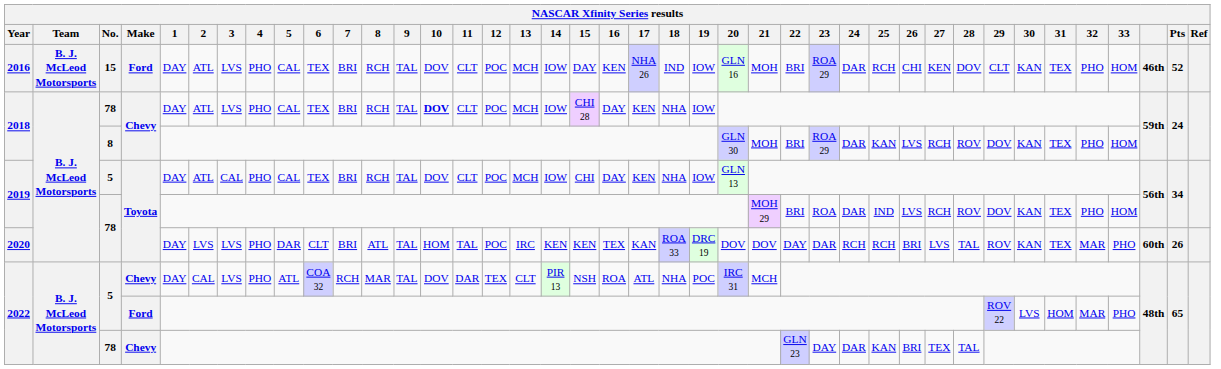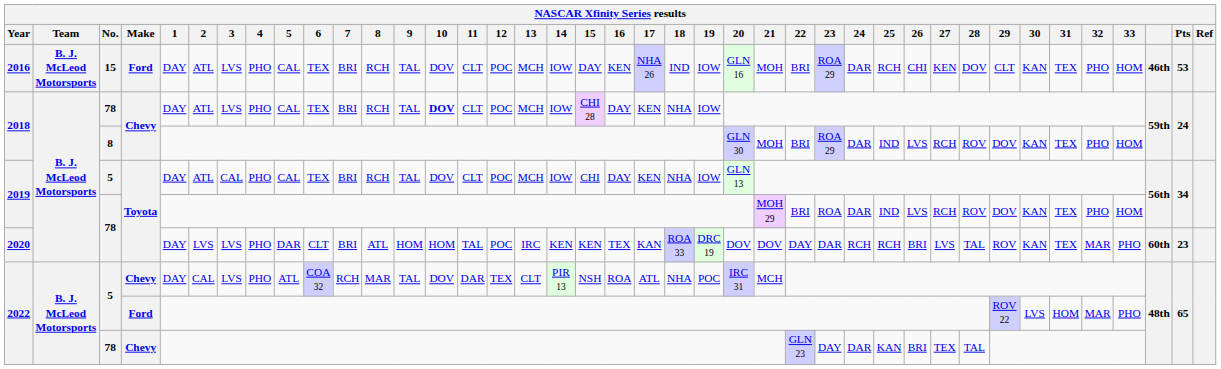(1177, 68) 52 -> (1183, 68) 53
(884, 143) KAN -> (889, 143) IND
(407, 245) TAL -> (410, 245) HOM
(1177, 245) 26 -> (1183, 245) 23
